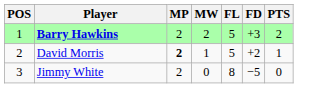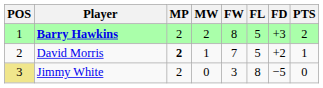+ column: (234, 14)
(19, 72) no background -> (19, 72) khaki background
